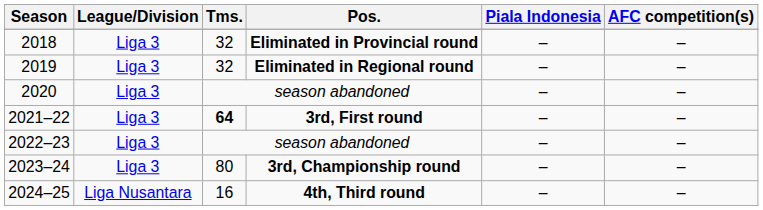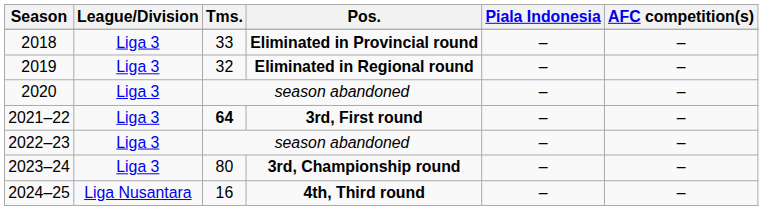(224, 42) 32 -> (224, 42) 33
